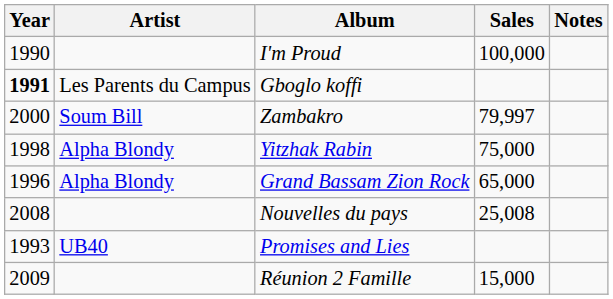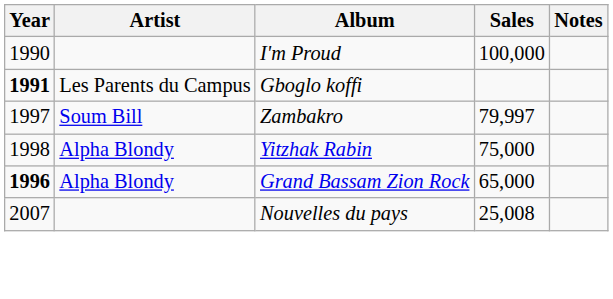(30, 117) 2000 -> (30, 117) 1997
(30, 181) normal -> (30, 181) bold
(30, 213) 2008 -> (30, 213) 2007
- row: (335, 246)
- row: (336, 278)
